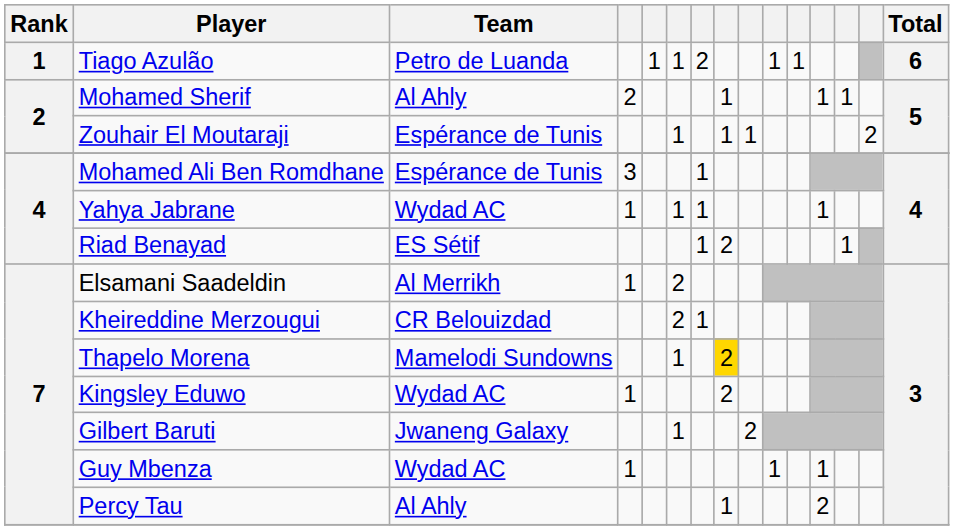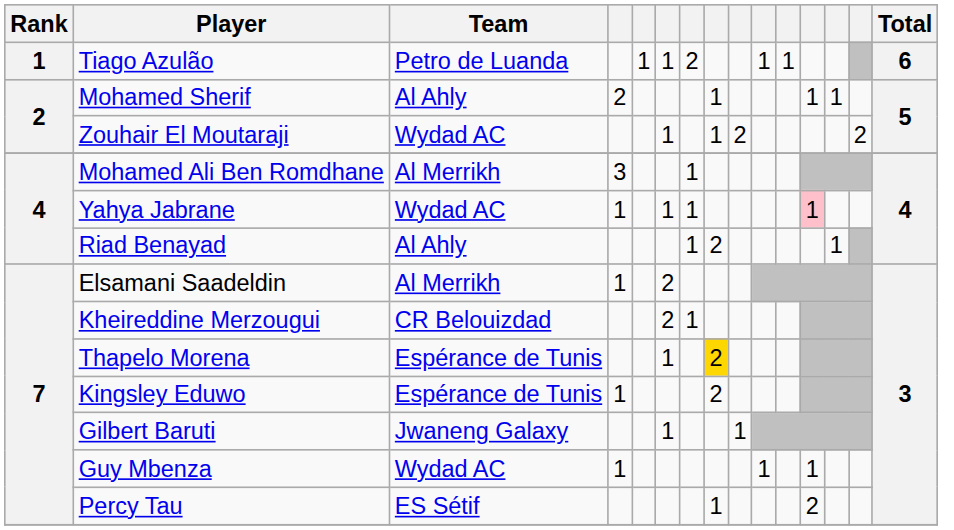(499, 135) Espérance de Tunis -> (450, 135) Wydad AC
(750, 135) 1 -> (740, 135) 2
(499, 172) Espérance de Tunis -> (448, 172) Al Merrikh
(823, 209) no background -> (812, 209) pink background
(437, 246) ES Sétif -> (431, 246) Al Ahly
(504, 357) Mamelodi Sundowns -> (499, 357) Espérance de Tunis
(450, 395) Wydad AC -> (499, 395) Espérance de Tunis
(750, 432) 2 -> (740, 432) 1
(431, 506) Al Ahly -> (437, 506) ES Sétif
